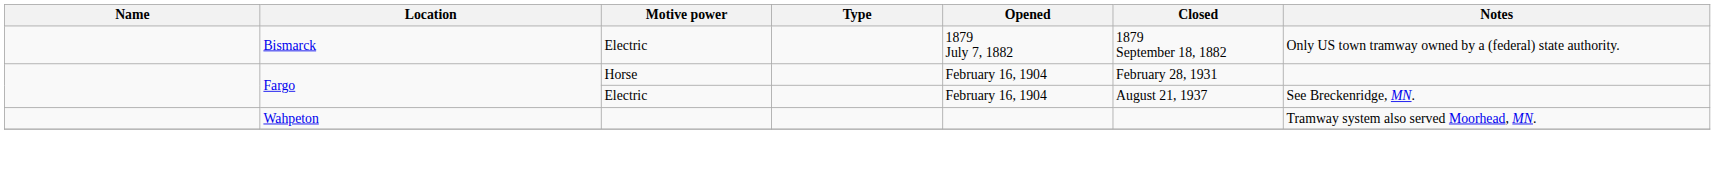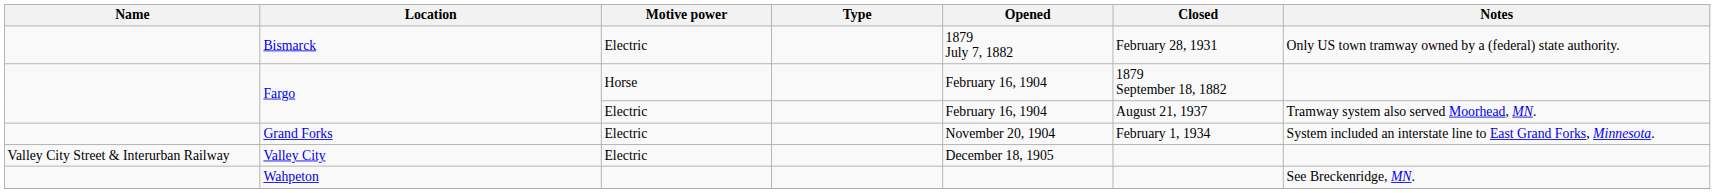(1171, 44) 1879 September 18, 1882 -> (1167, 44) February 28, 1931
(1167, 74) February 28, 1931 -> (1171, 82) 1879 September 18, 1882
(1351, 96) See Breckenridge, MN. -> (1412, 111) Tramway system also served Moorhead, MN.
+ row: (298, 133)
+ row: (295, 155)
(1412, 118) Tramway system also served Moorhead, MN. -> (1351, 177) See Breckenridge, MN.
